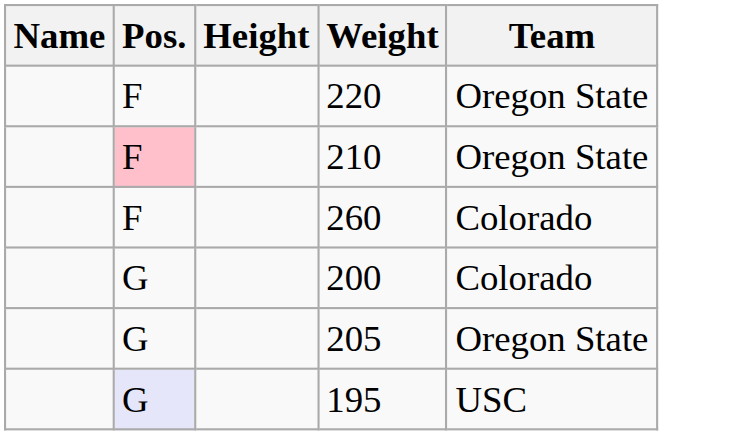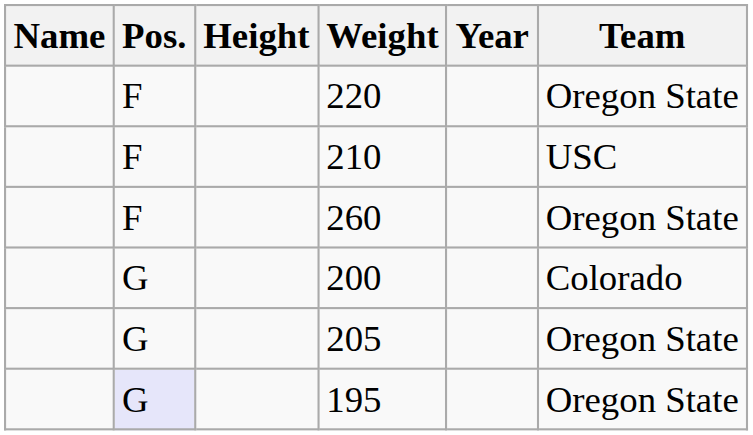+ column: (492, 34)
(132, 155) pink background -> (132, 155) no background
(552, 155) Oregon State -> (582, 155) USC
(524, 216) Colorado -> (642, 216) Oregon State
(491, 398) USC -> (642, 398) Oregon State
